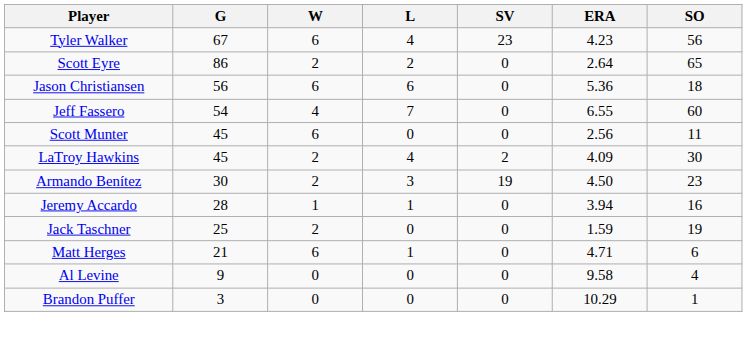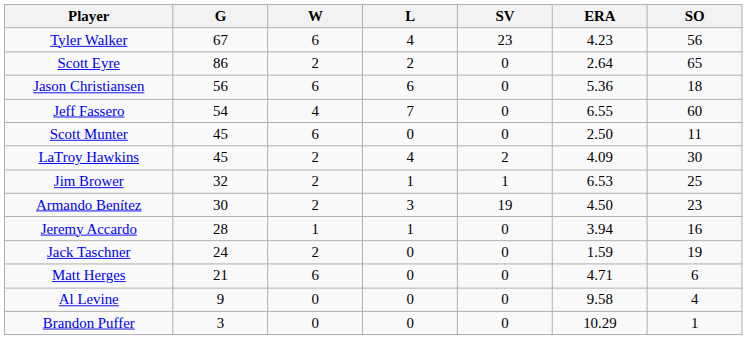(600, 134) 2.56 -> (600, 134) 2.50
+ row: (89, 181)
(220, 228) 25 -> (220, 252) 24
(410, 252) 1 -> (410, 275) 0
